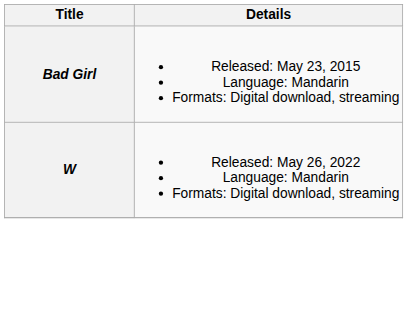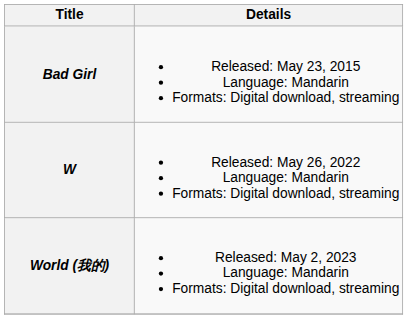+ row: (70, 265)
